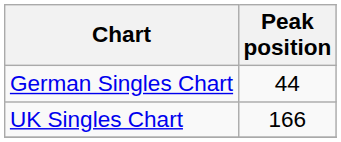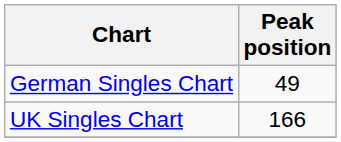(287, 83) 44 -> (287, 83) 49
